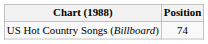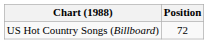(183, 30) 74 -> (183, 30) 72
